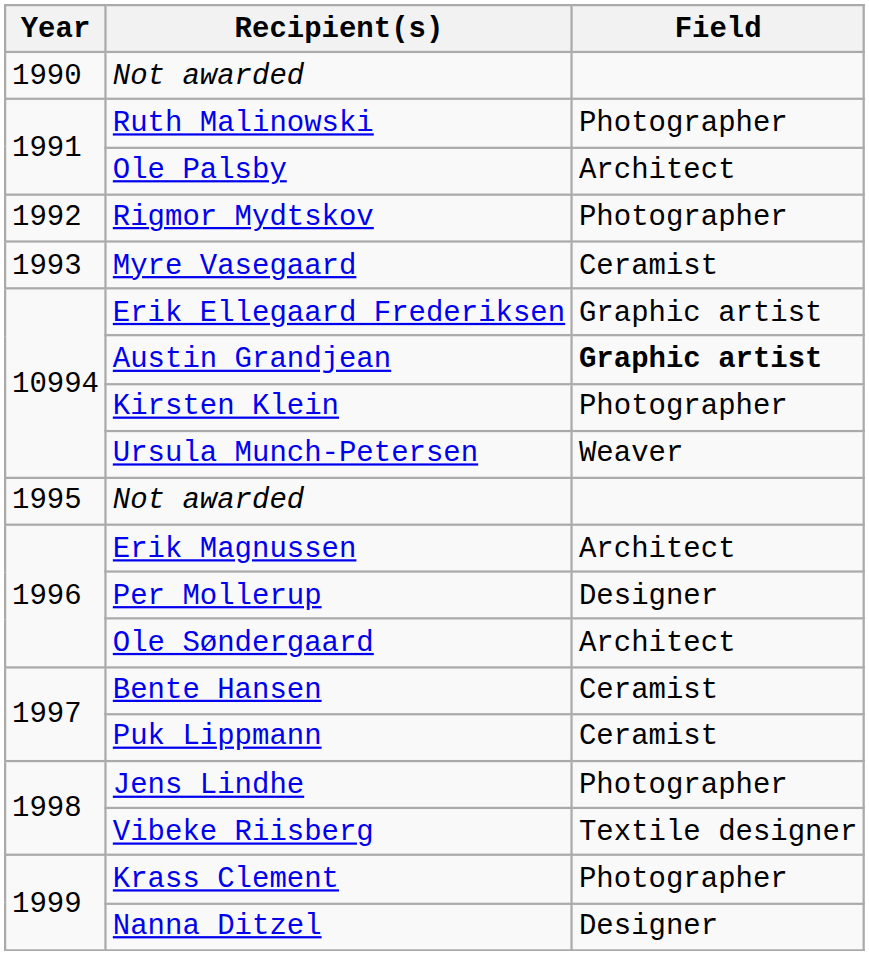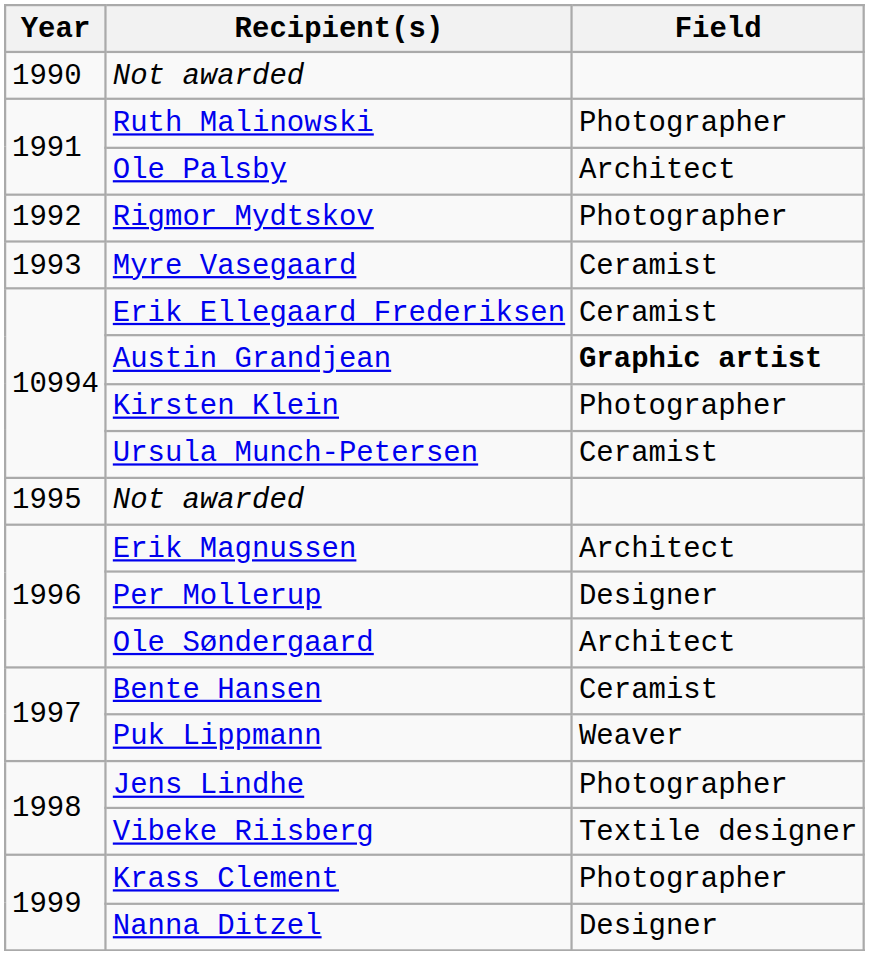(701, 312) Graphic artist -> (649, 312) Ceramist
(631, 454) Weaver -> (649, 454) Ceramist
(649, 737) Ceramist -> (631, 737) Weaver
